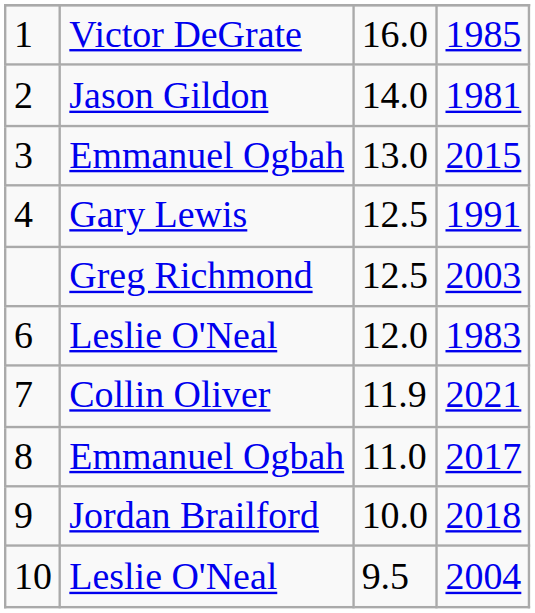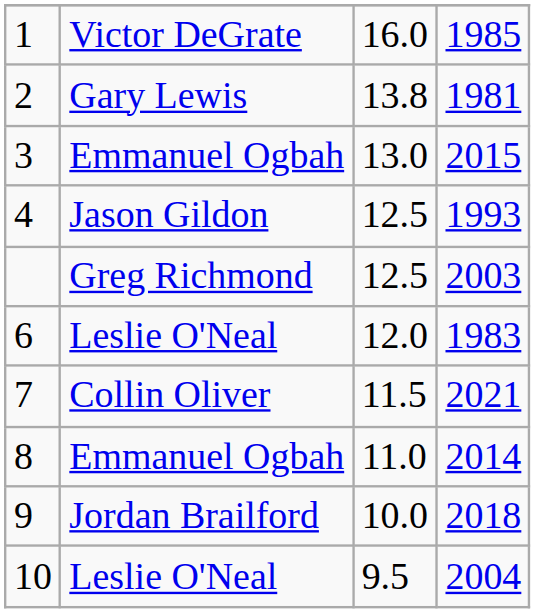(169, 94) Jason Gildon -> (158, 94) Gary Lewis
(395, 94) 14.0 -> (395, 94) 13.8
(158, 214) Gary Lewis -> (169, 214) Jason Gildon
(483, 214) 1991 -> (483, 214) 1993
(394, 395) 11.9 -> (394, 395) 11.5
(483, 455) 2017 -> (483, 455) 2014
